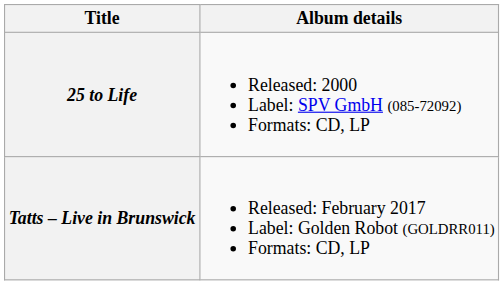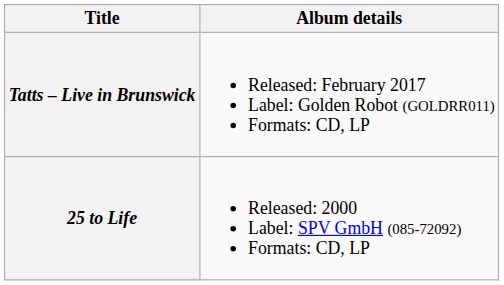rows swapped: (102, 94) <-> (102, 218)
